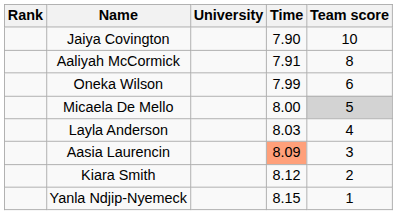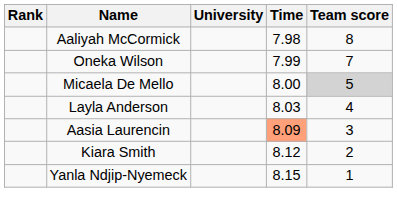- row: (118, 38)
(287, 61) 7.91 -> (287, 38) 7.98
(349, 84) 6 -> (349, 61) 7
